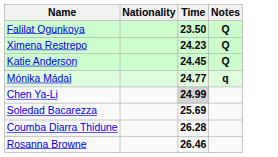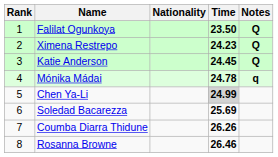+ column: (19, 12)
(193, 78) 24.77 -> (224, 78) 24.78
(193, 128) 26.28 -> (224, 128) 26.26
